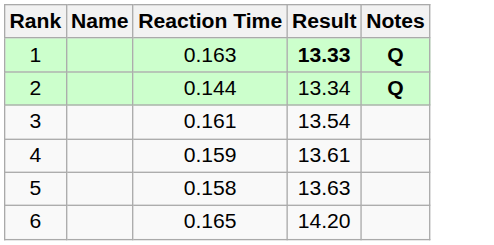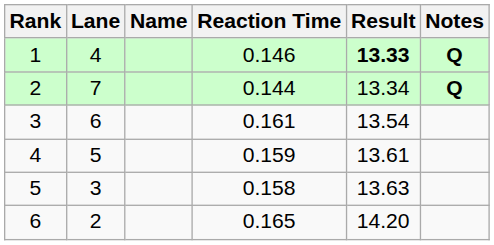+ column: (96, 21)
(210, 54) 0.163 -> (269, 54) 0.146
